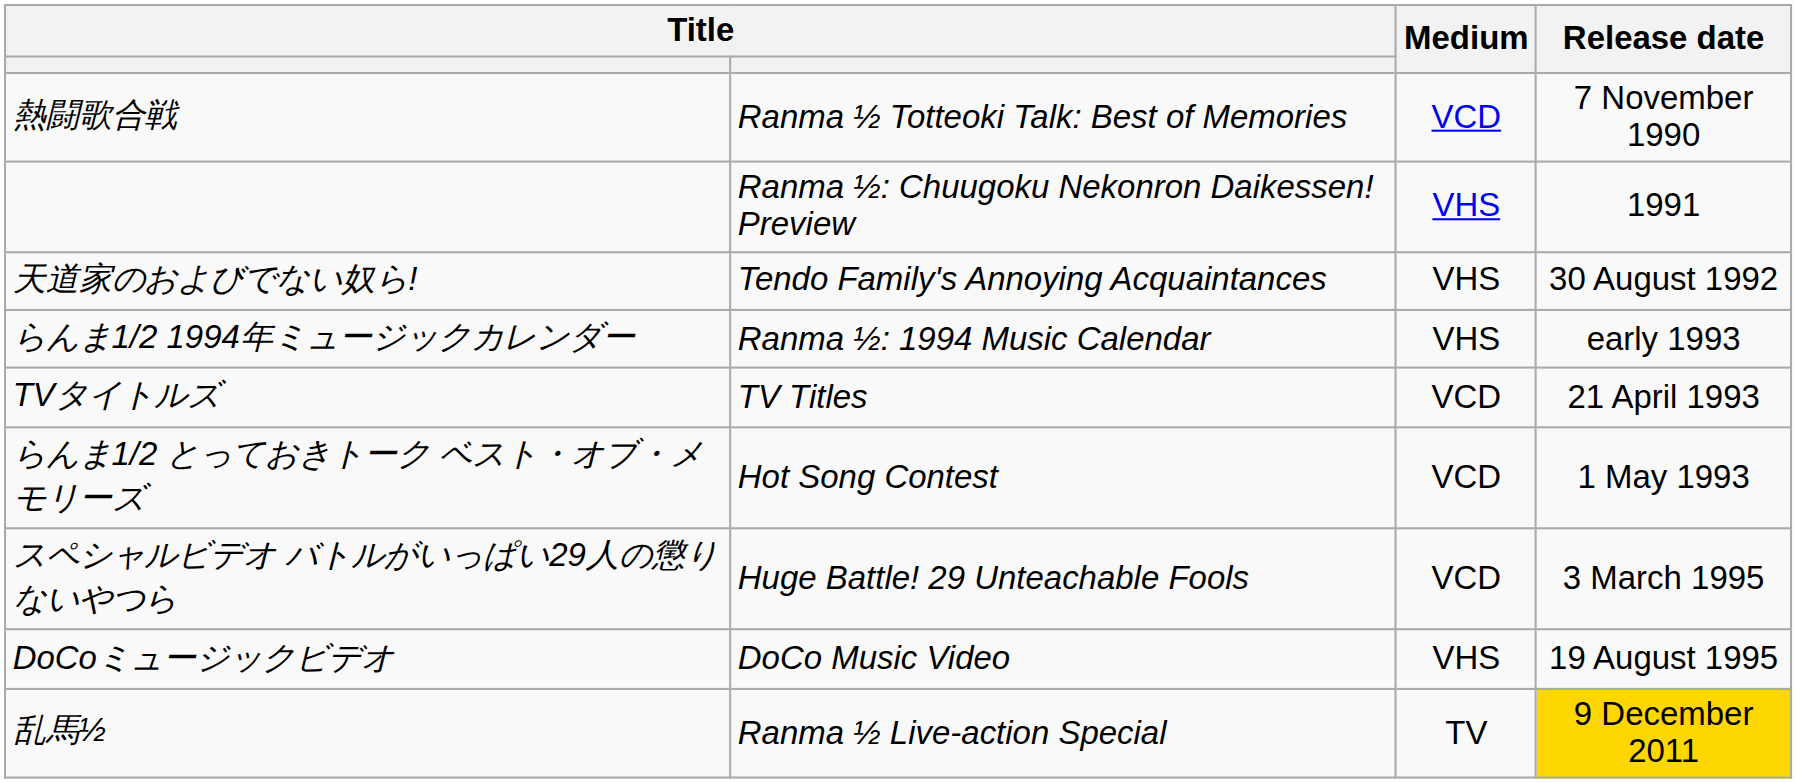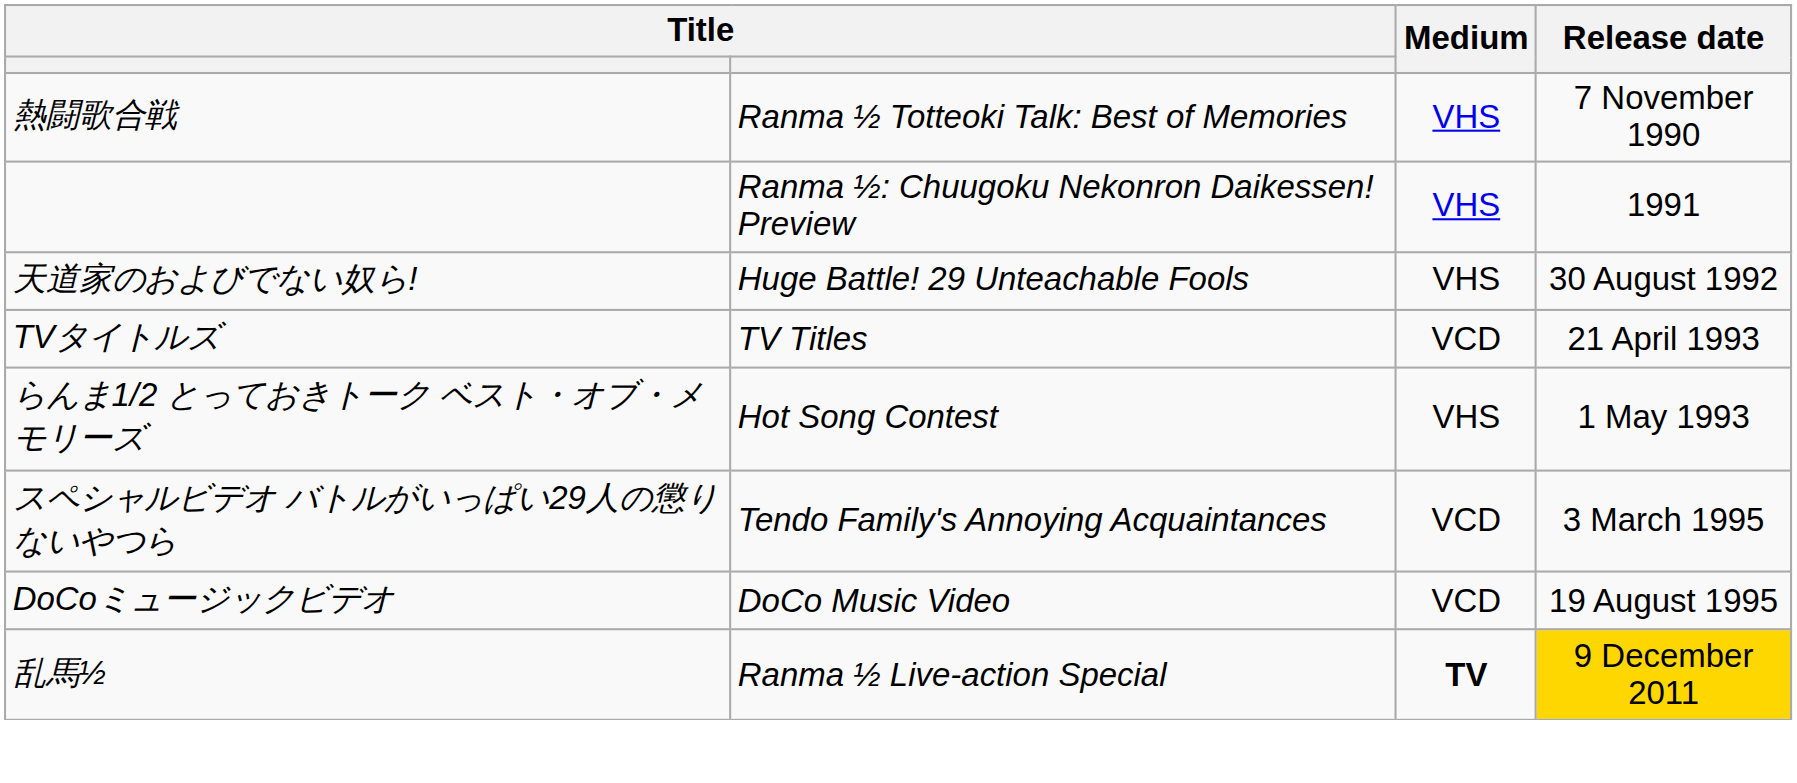(1466, 116) VCD -> (1466, 116) VHS
(1032, 279) Tendo Family's Annoying Acquaintances -> (993, 279) Huge Battle! 29 Unteachable Fools
- row: (324, 337)
(1466, 476) VCD -> (1466, 418) VHS
(993, 578) Huge Battle! 29 Unteachable Fools -> (1032, 520) Tendo Family's Annoying Acquaintances
(1466, 658) VHS -> (1466, 600) VCD
(1466, 732) normal -> (1466, 674) bold
